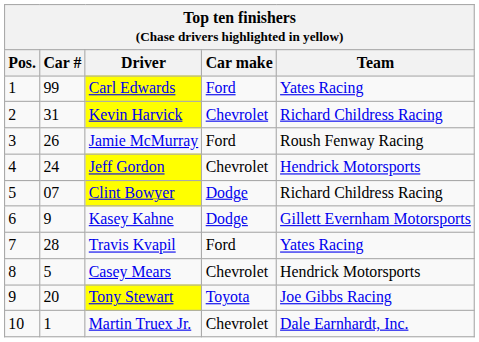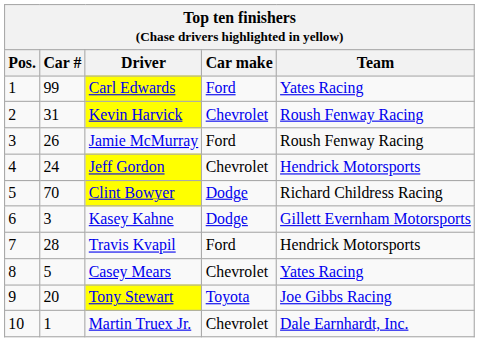(361, 115) Richard Childress Racing -> (352, 115) Roush Fenway Racing
(51, 193) 07 -> (51, 193) 70
(47, 219) 9 -> (47, 219) 3
(322, 245) Yates Racing -> (350, 245) Hendrick Motorsports
(350, 271) Hendrick Motorsports -> (322, 271) Yates Racing
